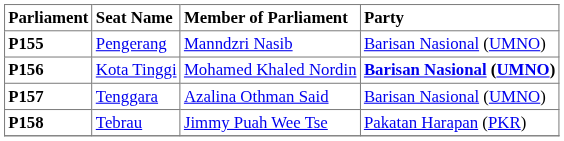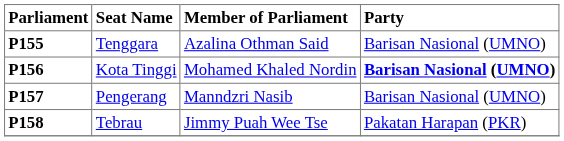(131, 43) Pengerang -> (127, 43) Tenggara
(238, 43) Manndzri Nasib -> (256, 43) Azalina Othman Said
(127, 96) Tenggara -> (131, 96) Pengerang
(256, 96) Azalina Othman Said -> (238, 96) Manndzri Nasib
